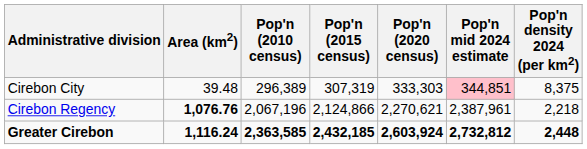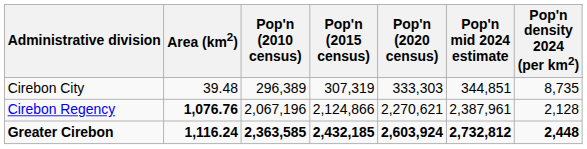(486, 88) pink background -> (486, 88) no background
(562, 88) 8,375 -> (562, 88) 8,735
(562, 110) 2,218 -> (562, 110) 2,128
